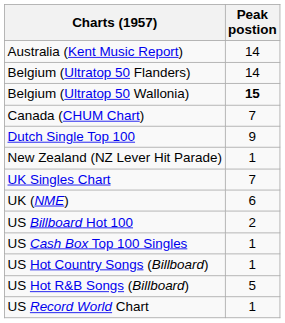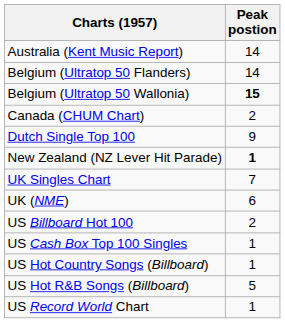(252, 115) 7 -> (252, 115) 2
(252, 158) normal -> (252, 158) bold
